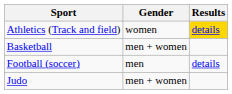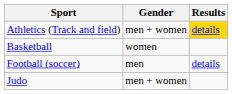(141, 30) women -> (156, 30) men + women
(156, 47) men + women -> (141, 47) women
